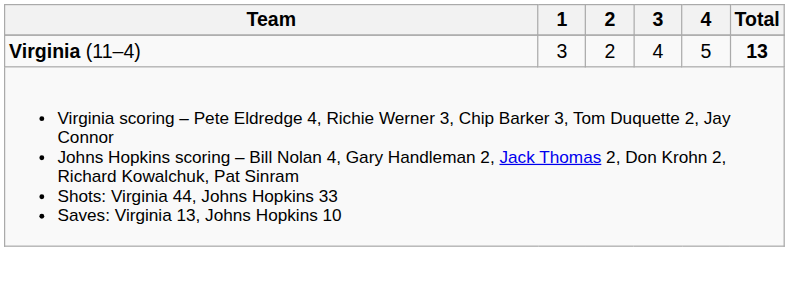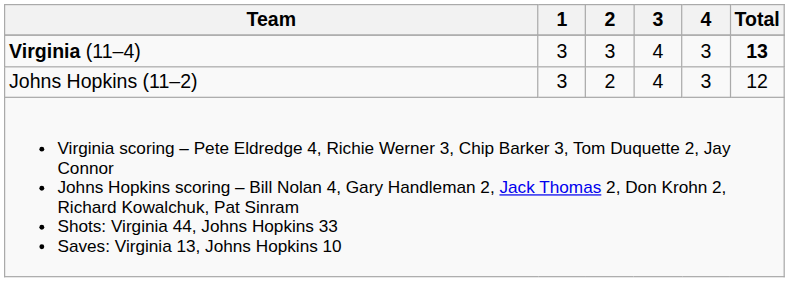(610, 50) 2 -> (610, 50) 3
(706, 50) 5 -> (706, 50) 3
+ row: (103, 81)
